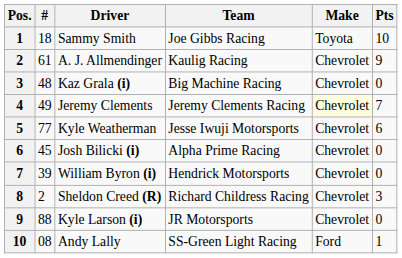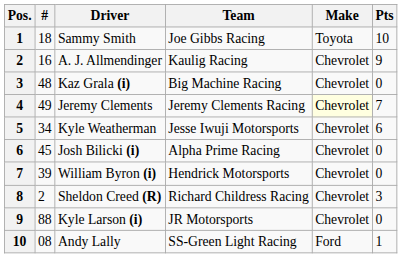(45, 61) 61 -> (45, 61) 16
(45, 128) 77 -> (45, 128) 34
